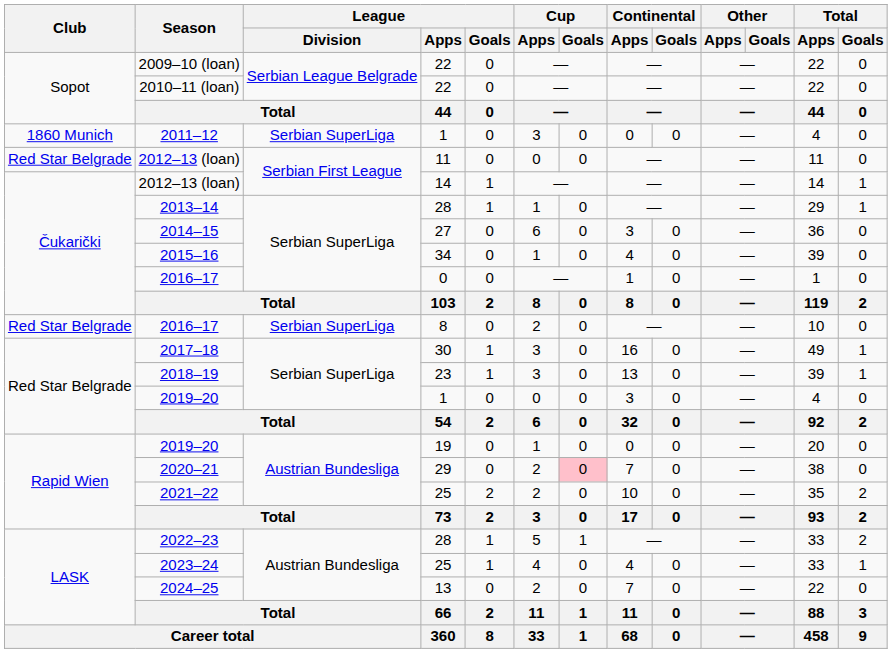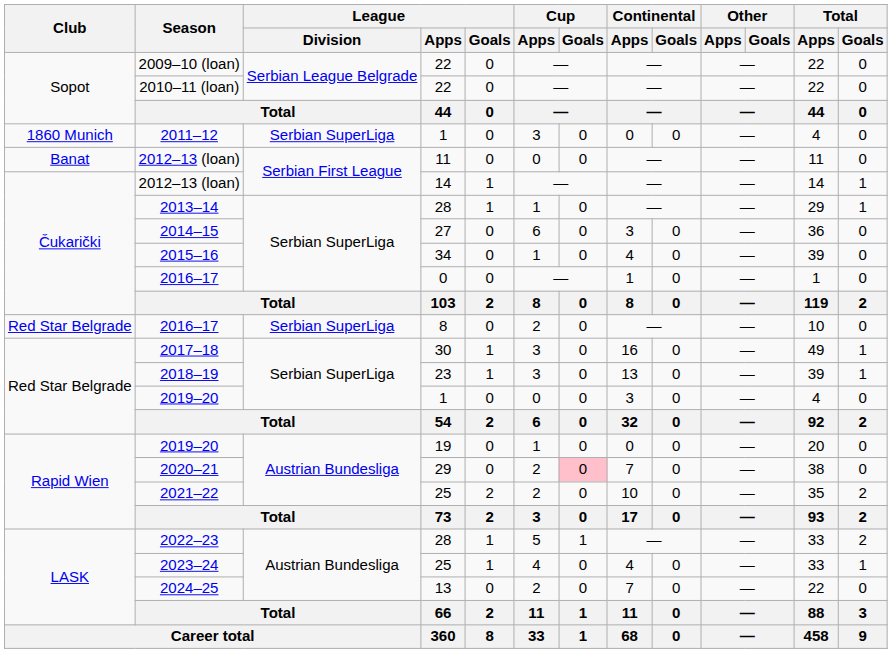(70, 159) Red Star Belgrade -> (70, 159) Banat
